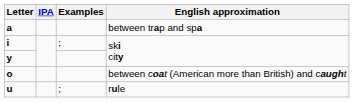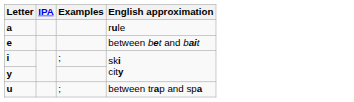(155, 27) between trap and spa -> (117, 27) rule
+ row: (9, 43)
- row: (10, 74)
(117, 89) rule -> (155, 89) between trap and spa
